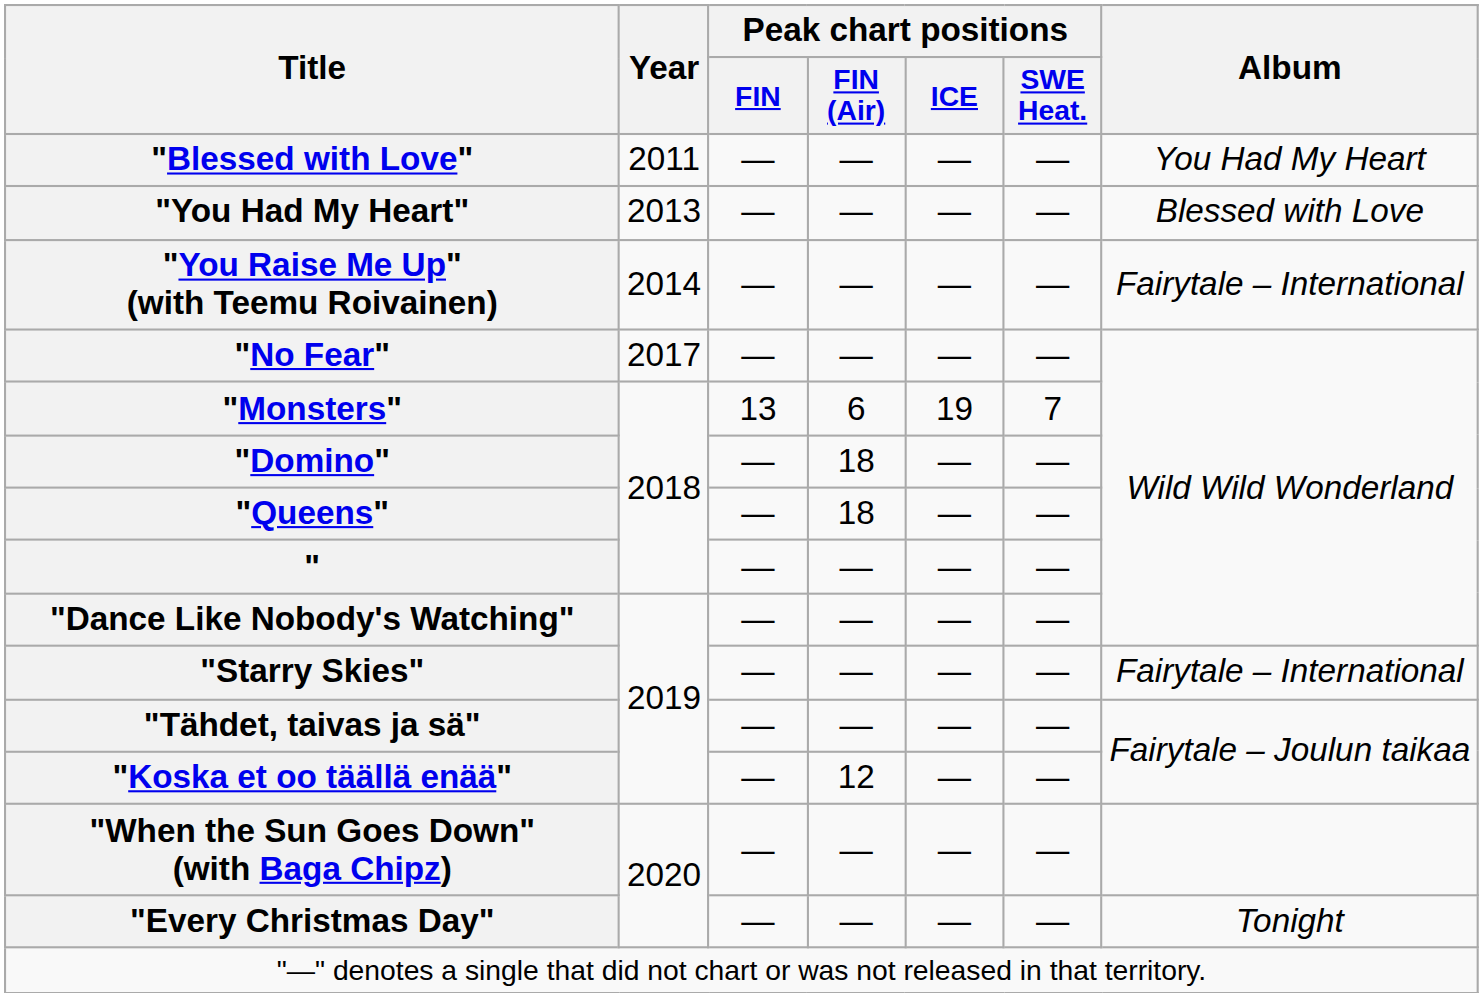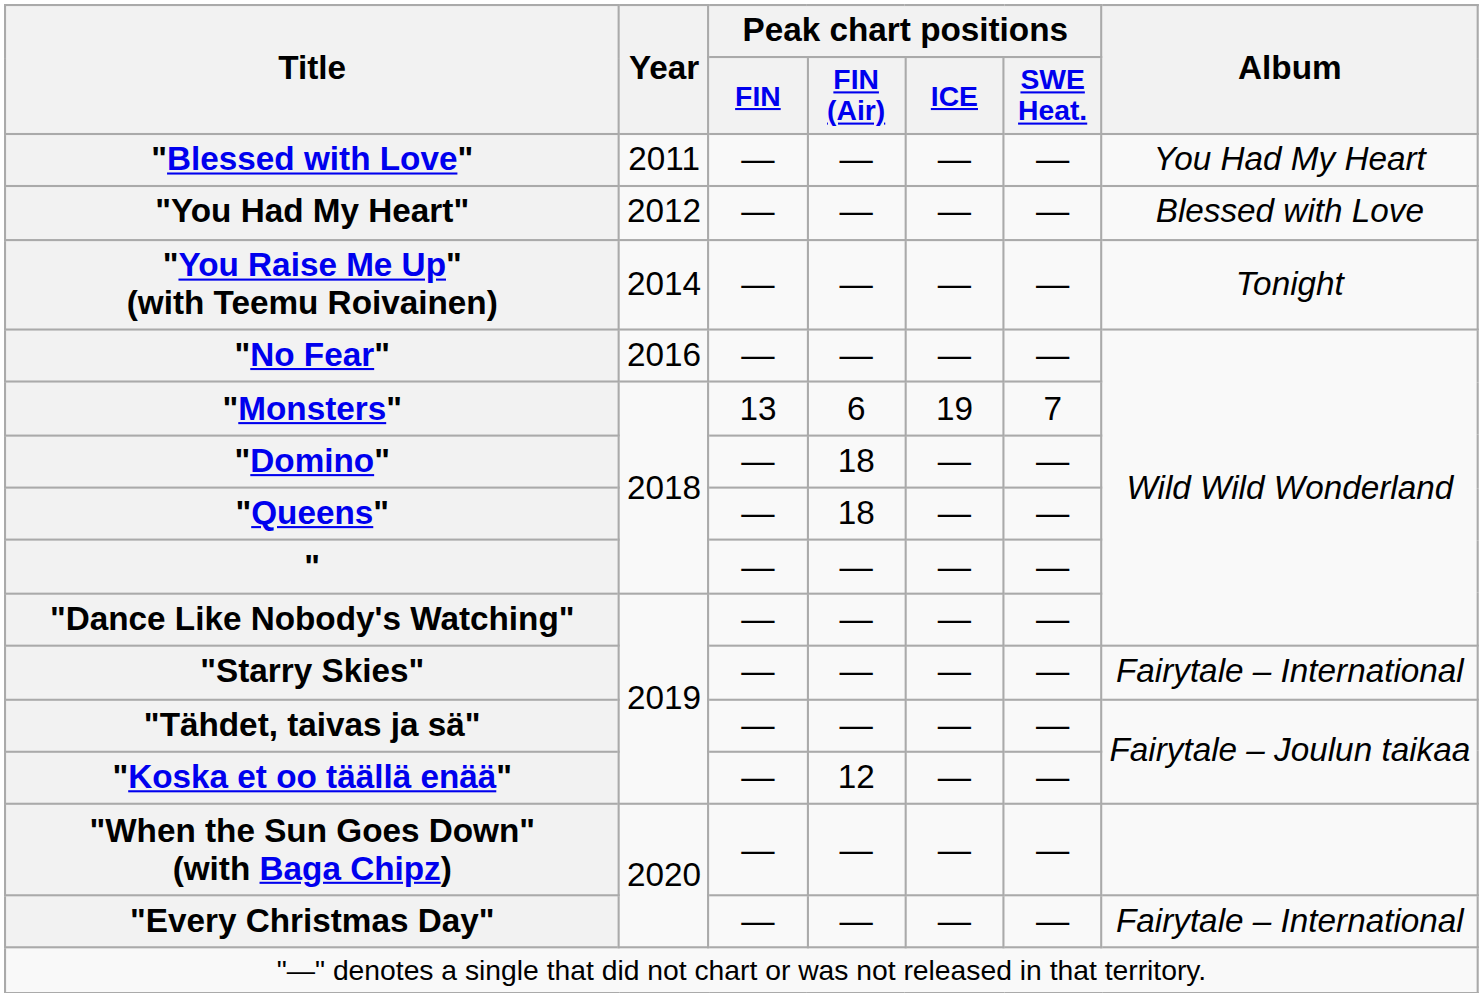(664, 212) 2013 -> (664, 212) 2012
(1290, 283) Fairytale – International -> (1290, 283) Tonight
(664, 355) 2017 -> (664, 355) 2016
(1290, 920) Tonight -> (1290, 920) Fairytale – International
